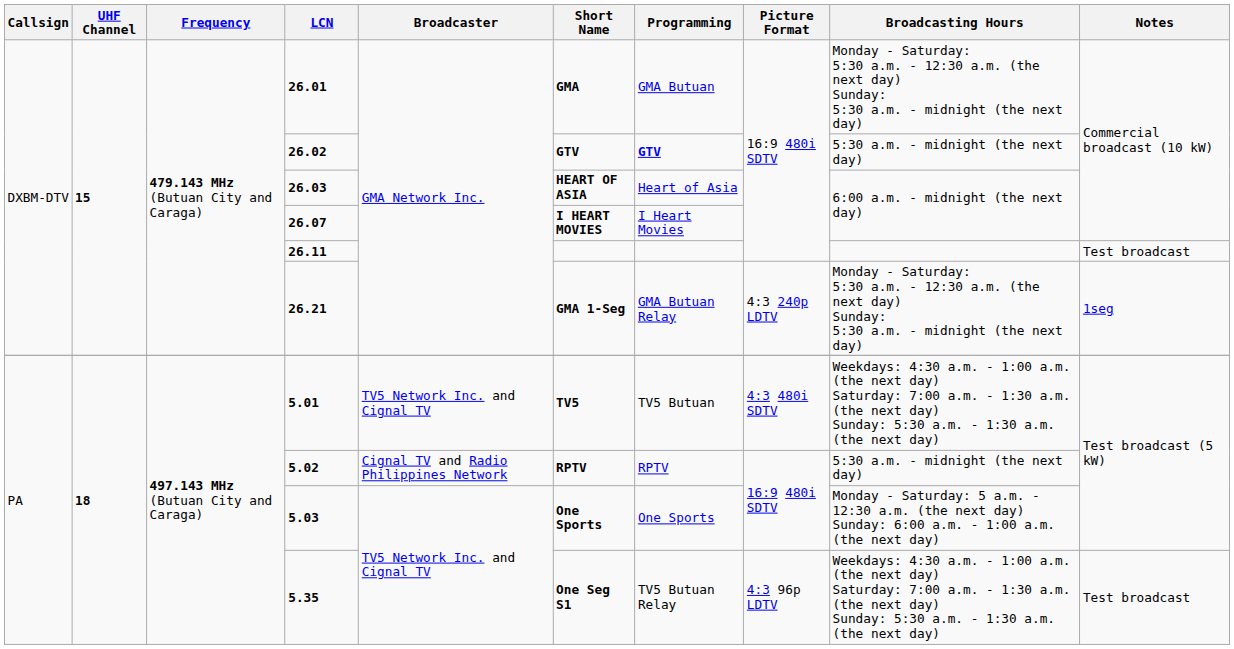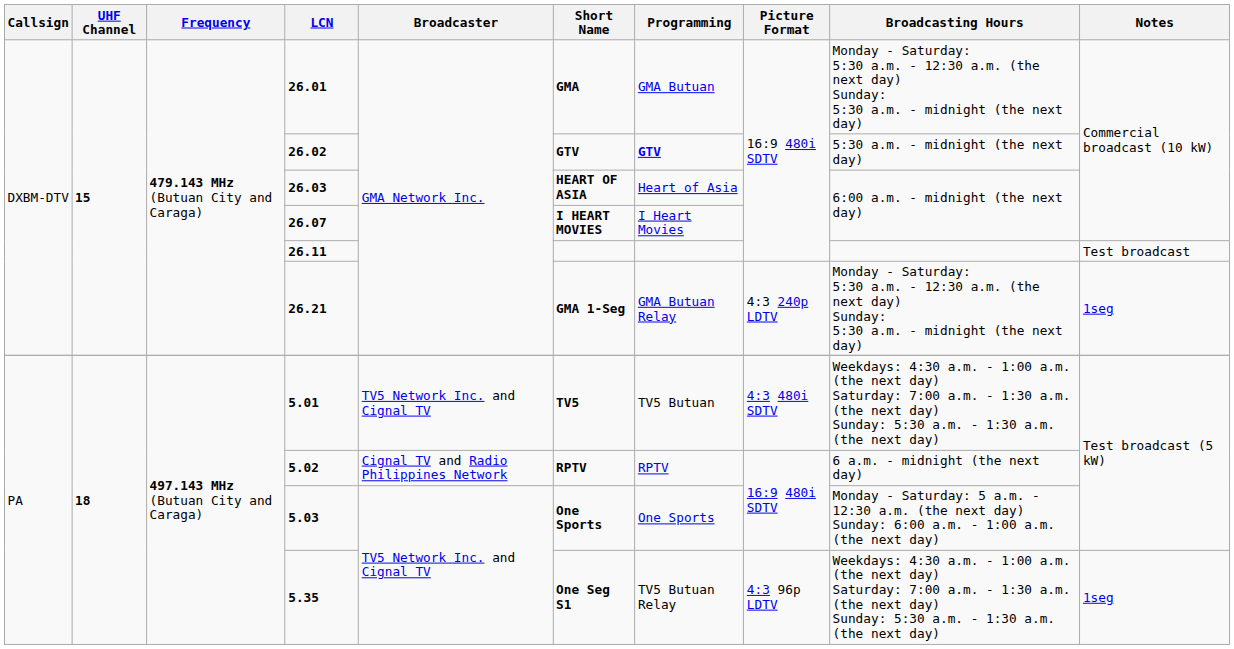(948, 468) 5:30 a.m. - midnight (the next day) -> (936, 468) 6 a.m. - midnight (the next day)
(1137, 597) Test broadcast -> (1098, 597) 1seg
